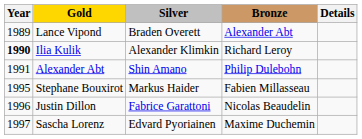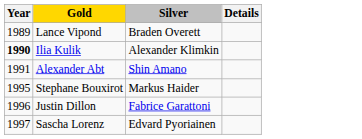- column: (270, 13)
